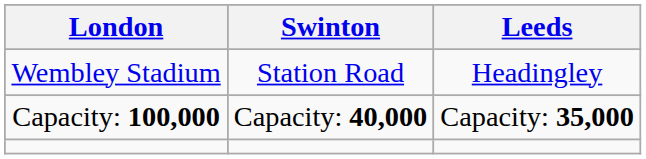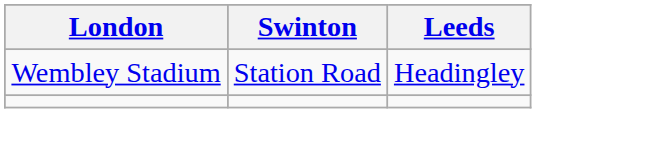- row: (116, 116)
